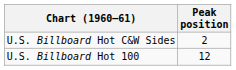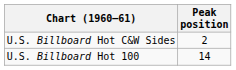(204, 57) 12 -> (204, 57) 14
